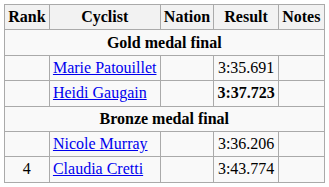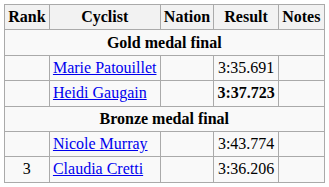(246, 144) 3:36.206 -> (246, 144) 3:43.774
(27, 169) 4 -> (27, 169) 3
(246, 169) 3:43.774 -> (246, 169) 3:36.206
